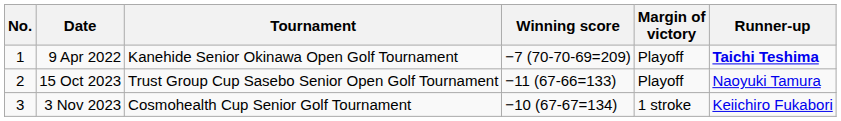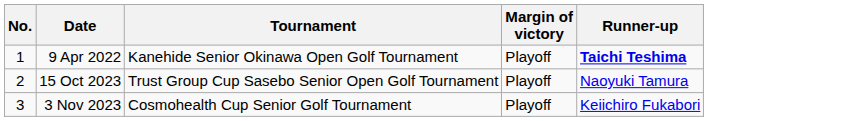- column: (568, 25)
(664, 105) 1 stroke -> (528, 105) Playoff
